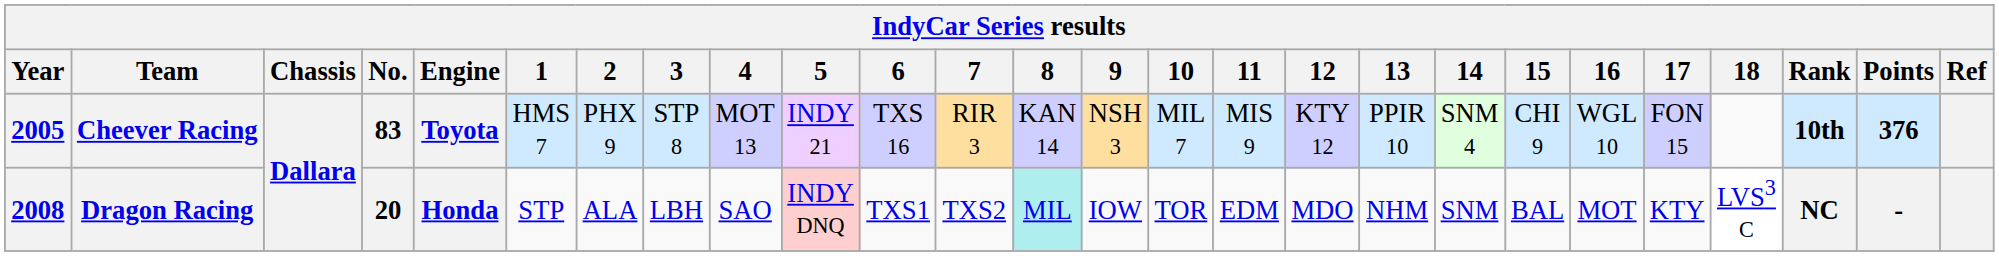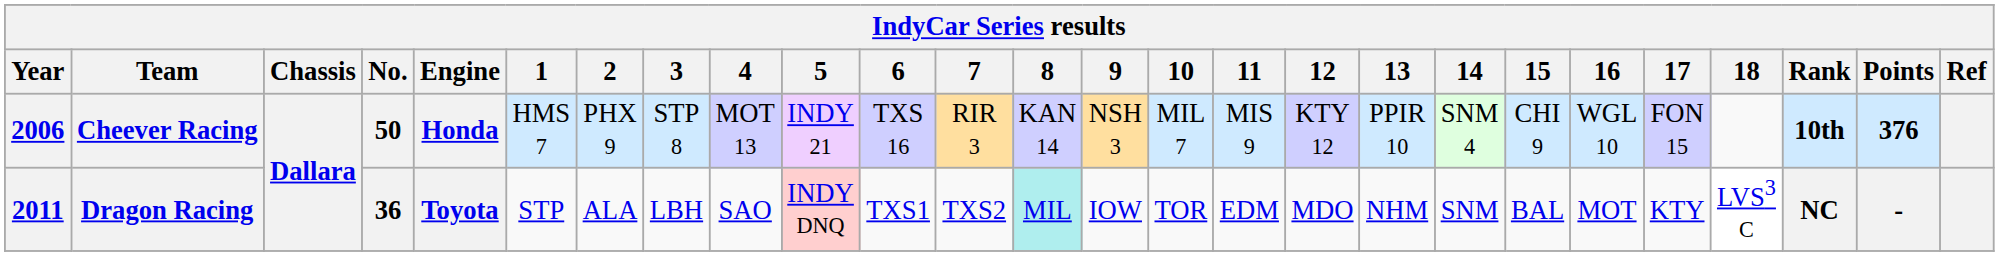(38, 130) 2005 -> (38, 130) 2006
(388, 130) 83 -> (388, 130) 50
(460, 130) Toyota -> (460, 130) Honda
(38, 209) 2008 -> (38, 209) 2011
(388, 209) 20 -> (388, 209) 36
(460, 209) Honda -> (460, 209) Toyota
